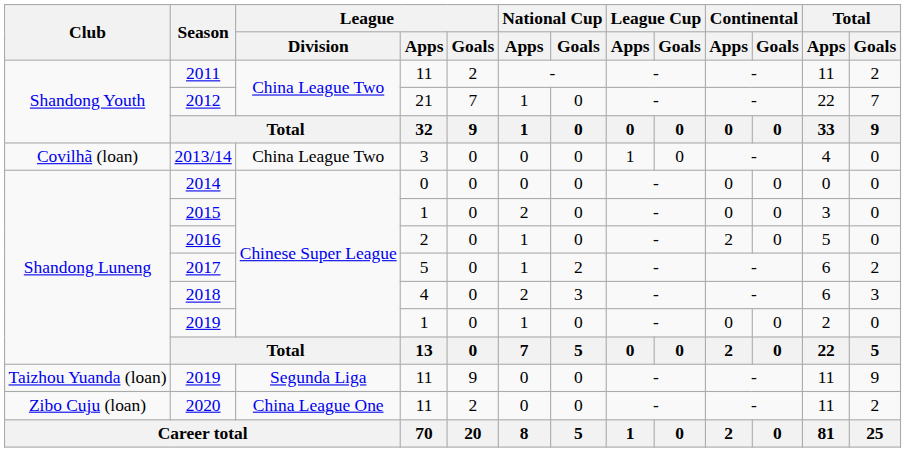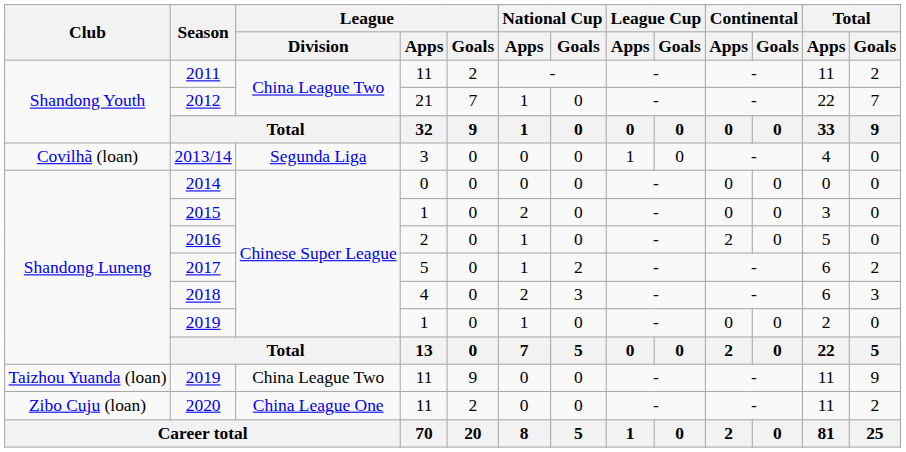(318, 156) China League Two -> (318, 156) Segunda Liga
(318, 377) Segunda Liga -> (318, 377) China League Two
